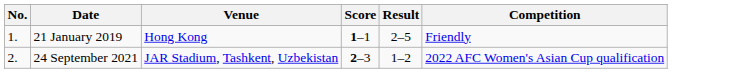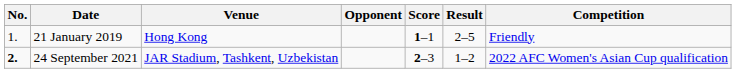+ column: (373, 15)
(13, 57) normal -> (13, 57) bold
